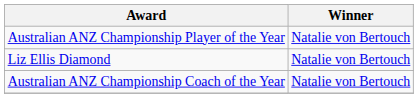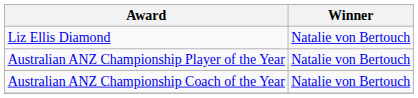rows swapped: (59, 59) <-> (146, 37)
